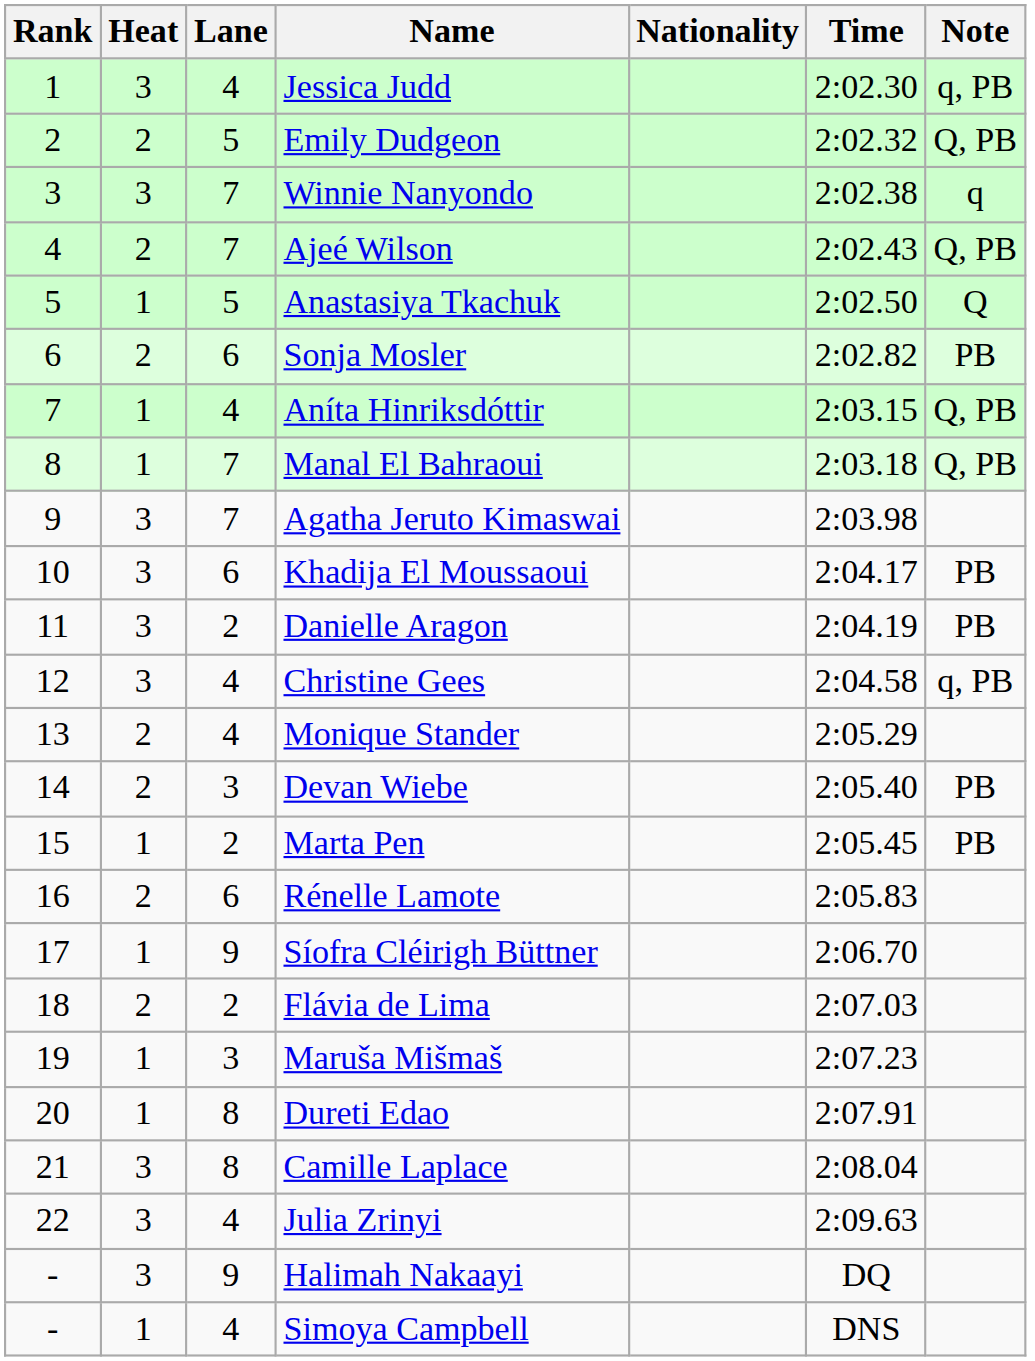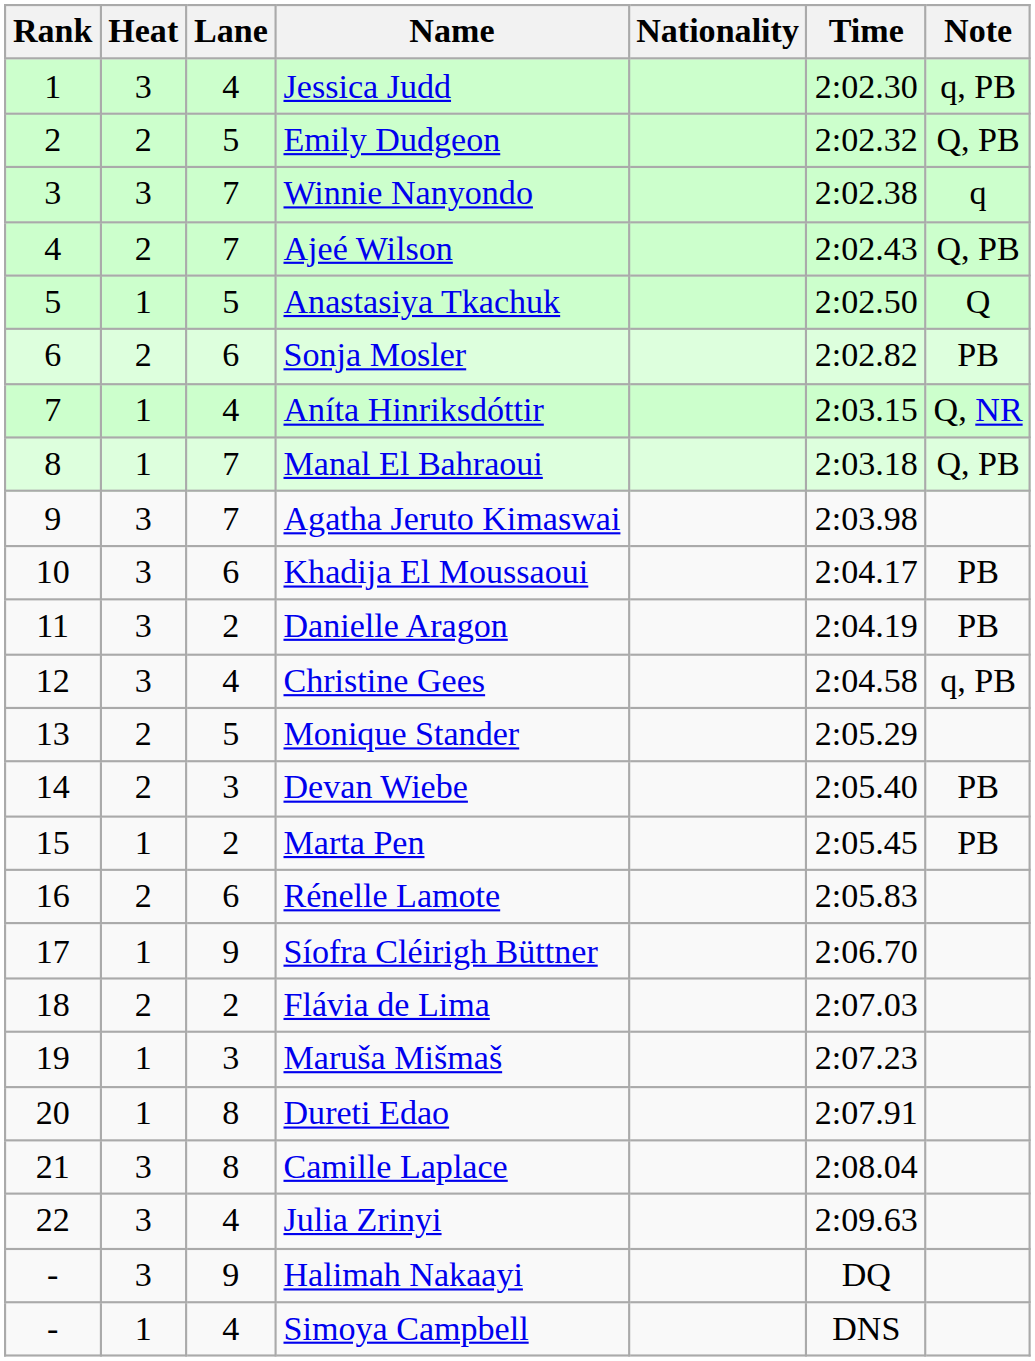(975, 409) Q, PB -> (978, 409) Q, NR
(231, 734) 4 -> (231, 734) 5
